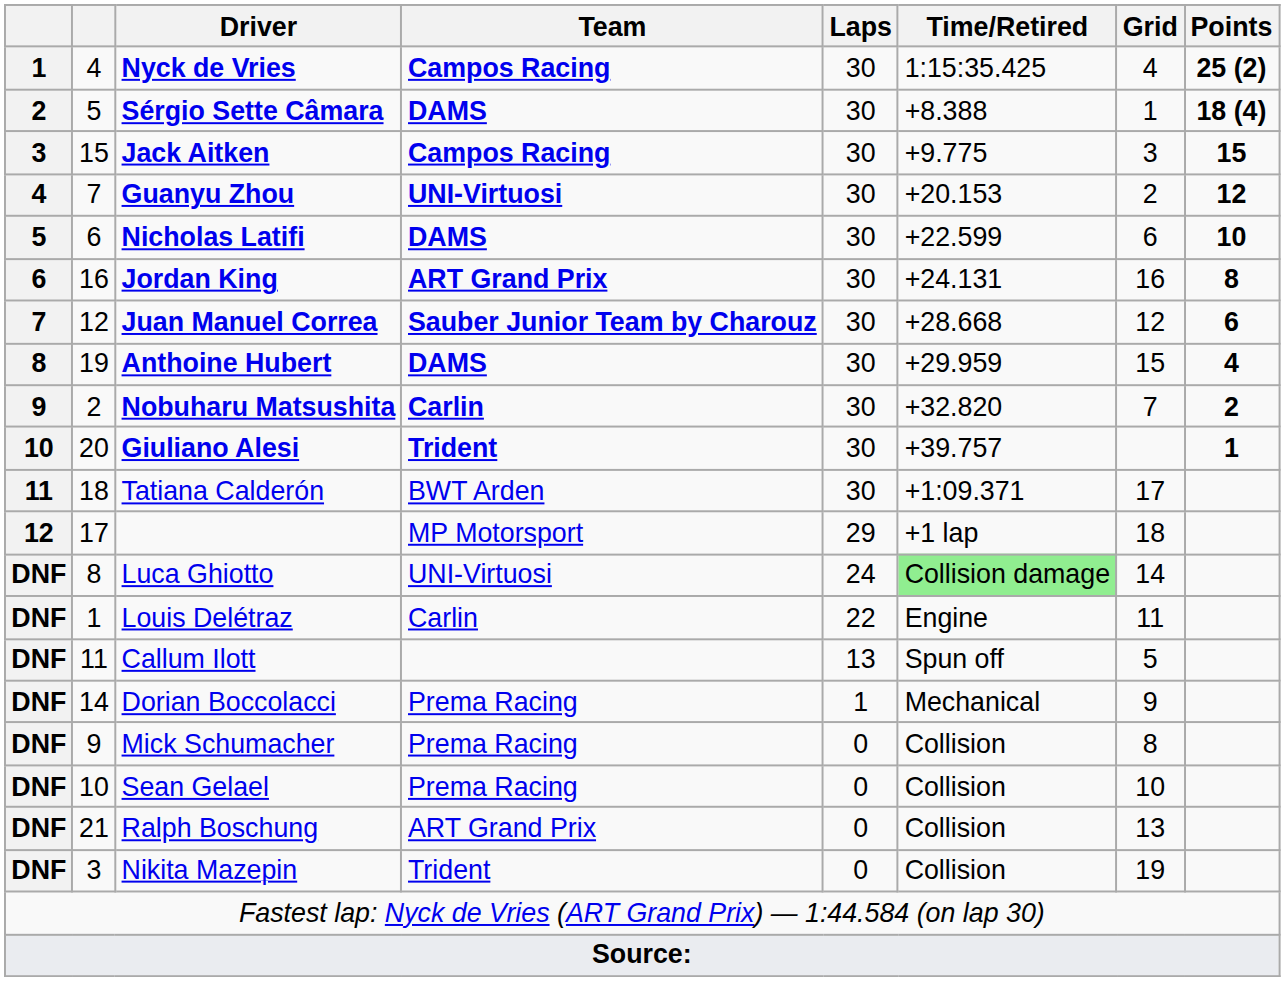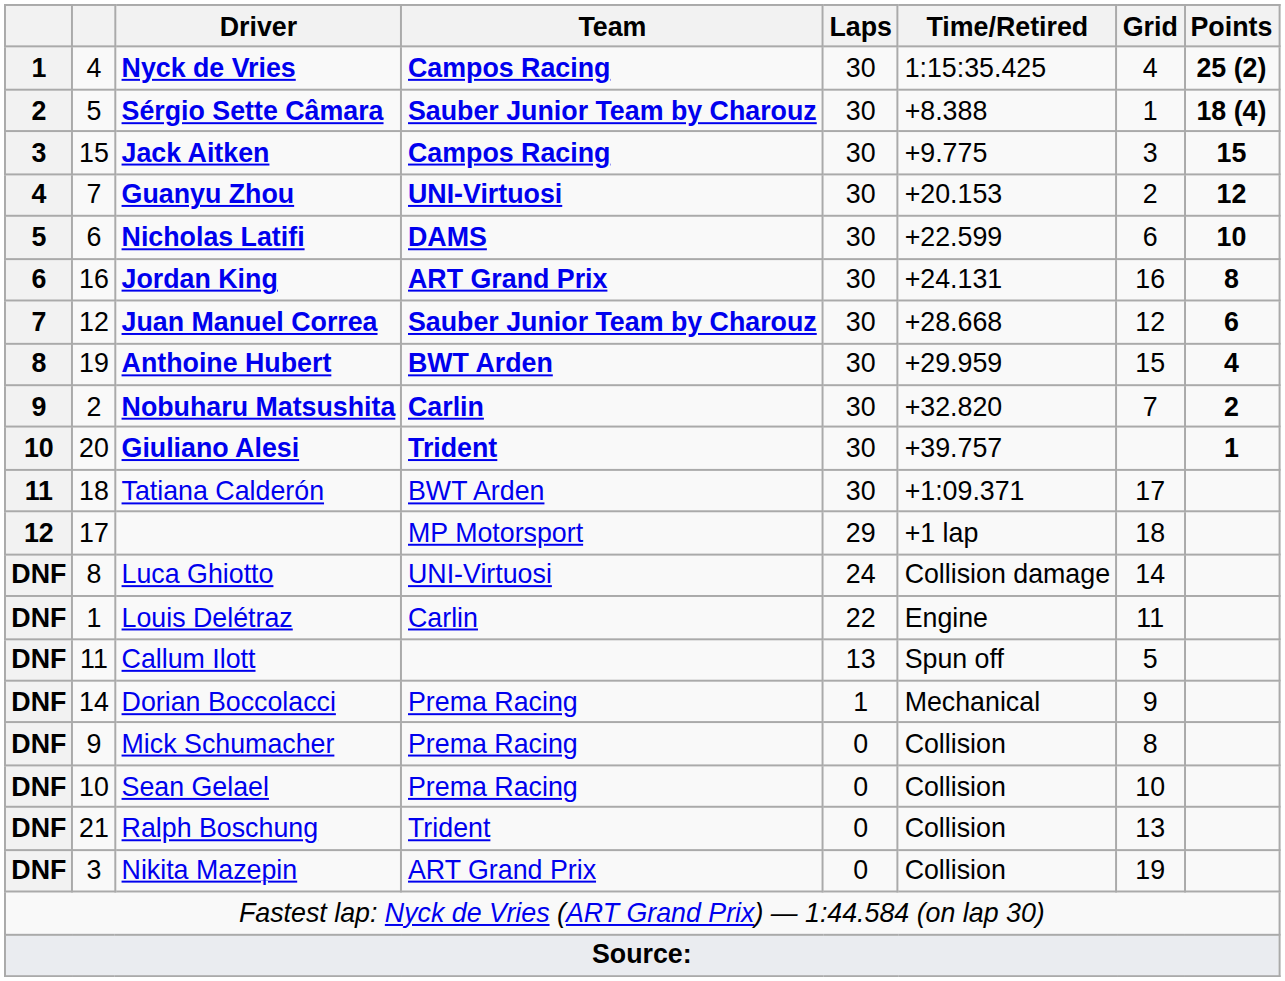(447, 110) DAMS -> (612, 110) Sauber Junior Team by Charouz
(447, 364) DAMS -> (480, 364) BWT Arden
(1007, 575) lightgreen background -> (1007, 575) no background
(502, 828) ART Grand Prix -> (449, 828) Trident
(449, 870) Trident -> (502, 870) ART Grand Prix
